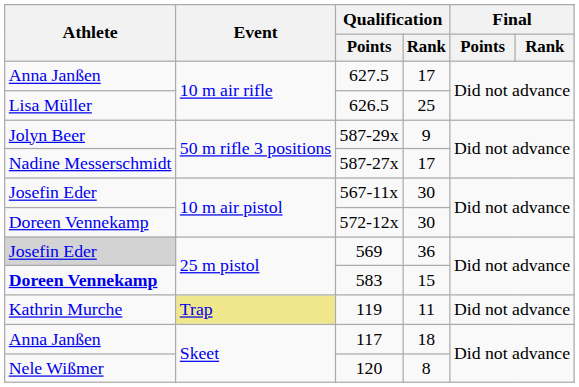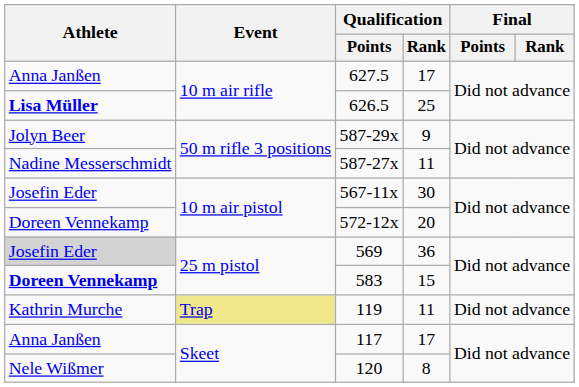(50, 105) normal -> (53, 105) bold
(426, 163) 17 -> (426, 163) 11
(426, 222) 30 -> (426, 222) 20
(426, 339) 18 -> (426, 339) 17
